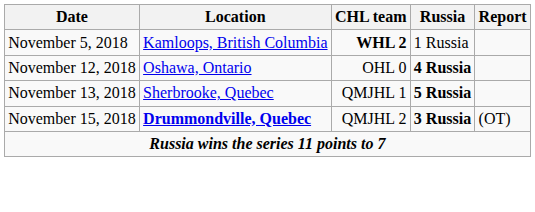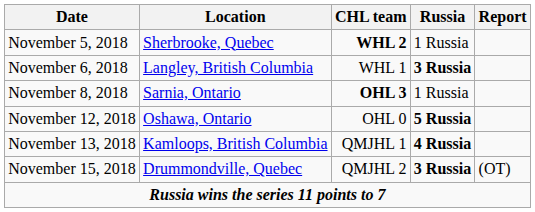(235, 42) Kamloops, British Columbia -> (208, 42) Sherbrooke, Quebec
+ row: (68, 67)
+ row: (68, 93)
(443, 67) 4 Russia -> (443, 118) 5 Russia
(208, 93) Sherbrooke, Quebec -> (235, 144) Kamloops, British Columbia
(443, 93) 5 Russia -> (443, 144) 4 Russia
(227, 118) bold -> (223, 169) normal
